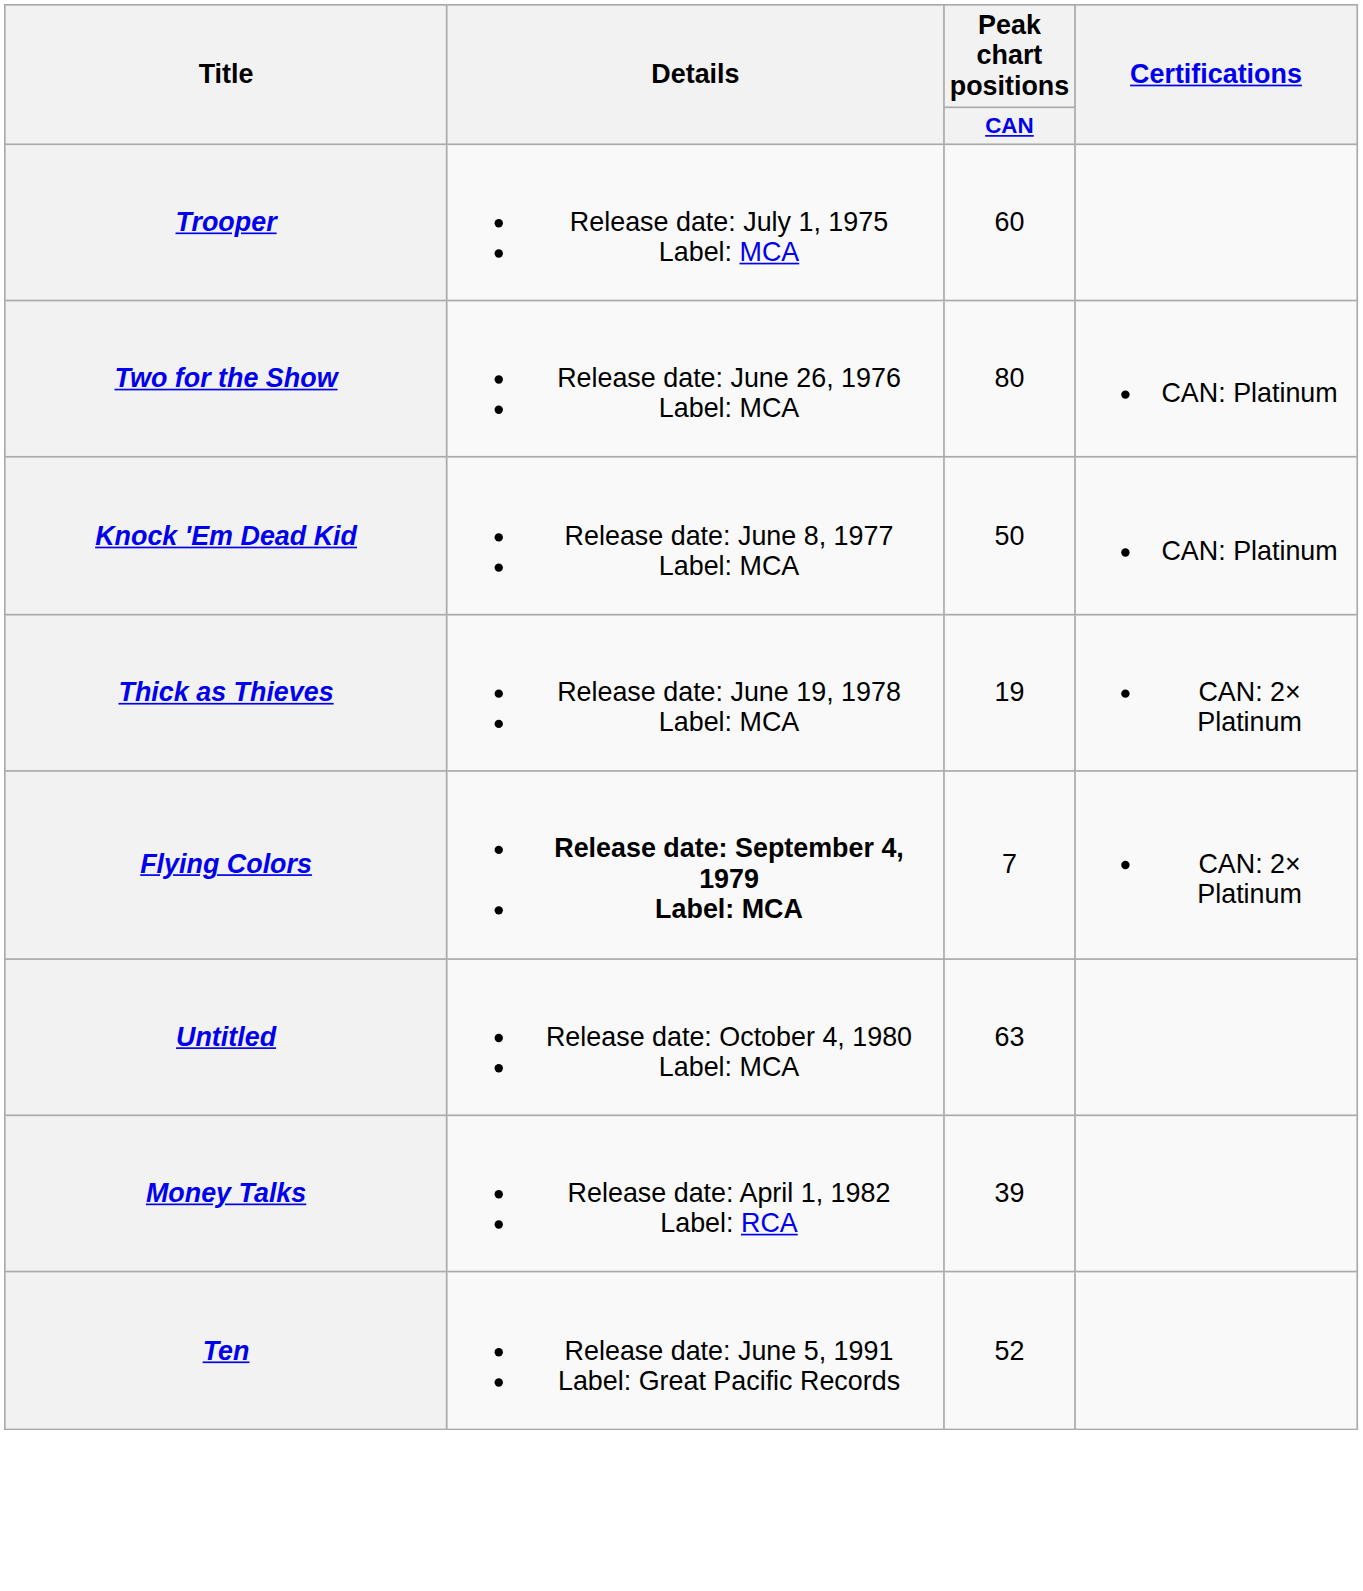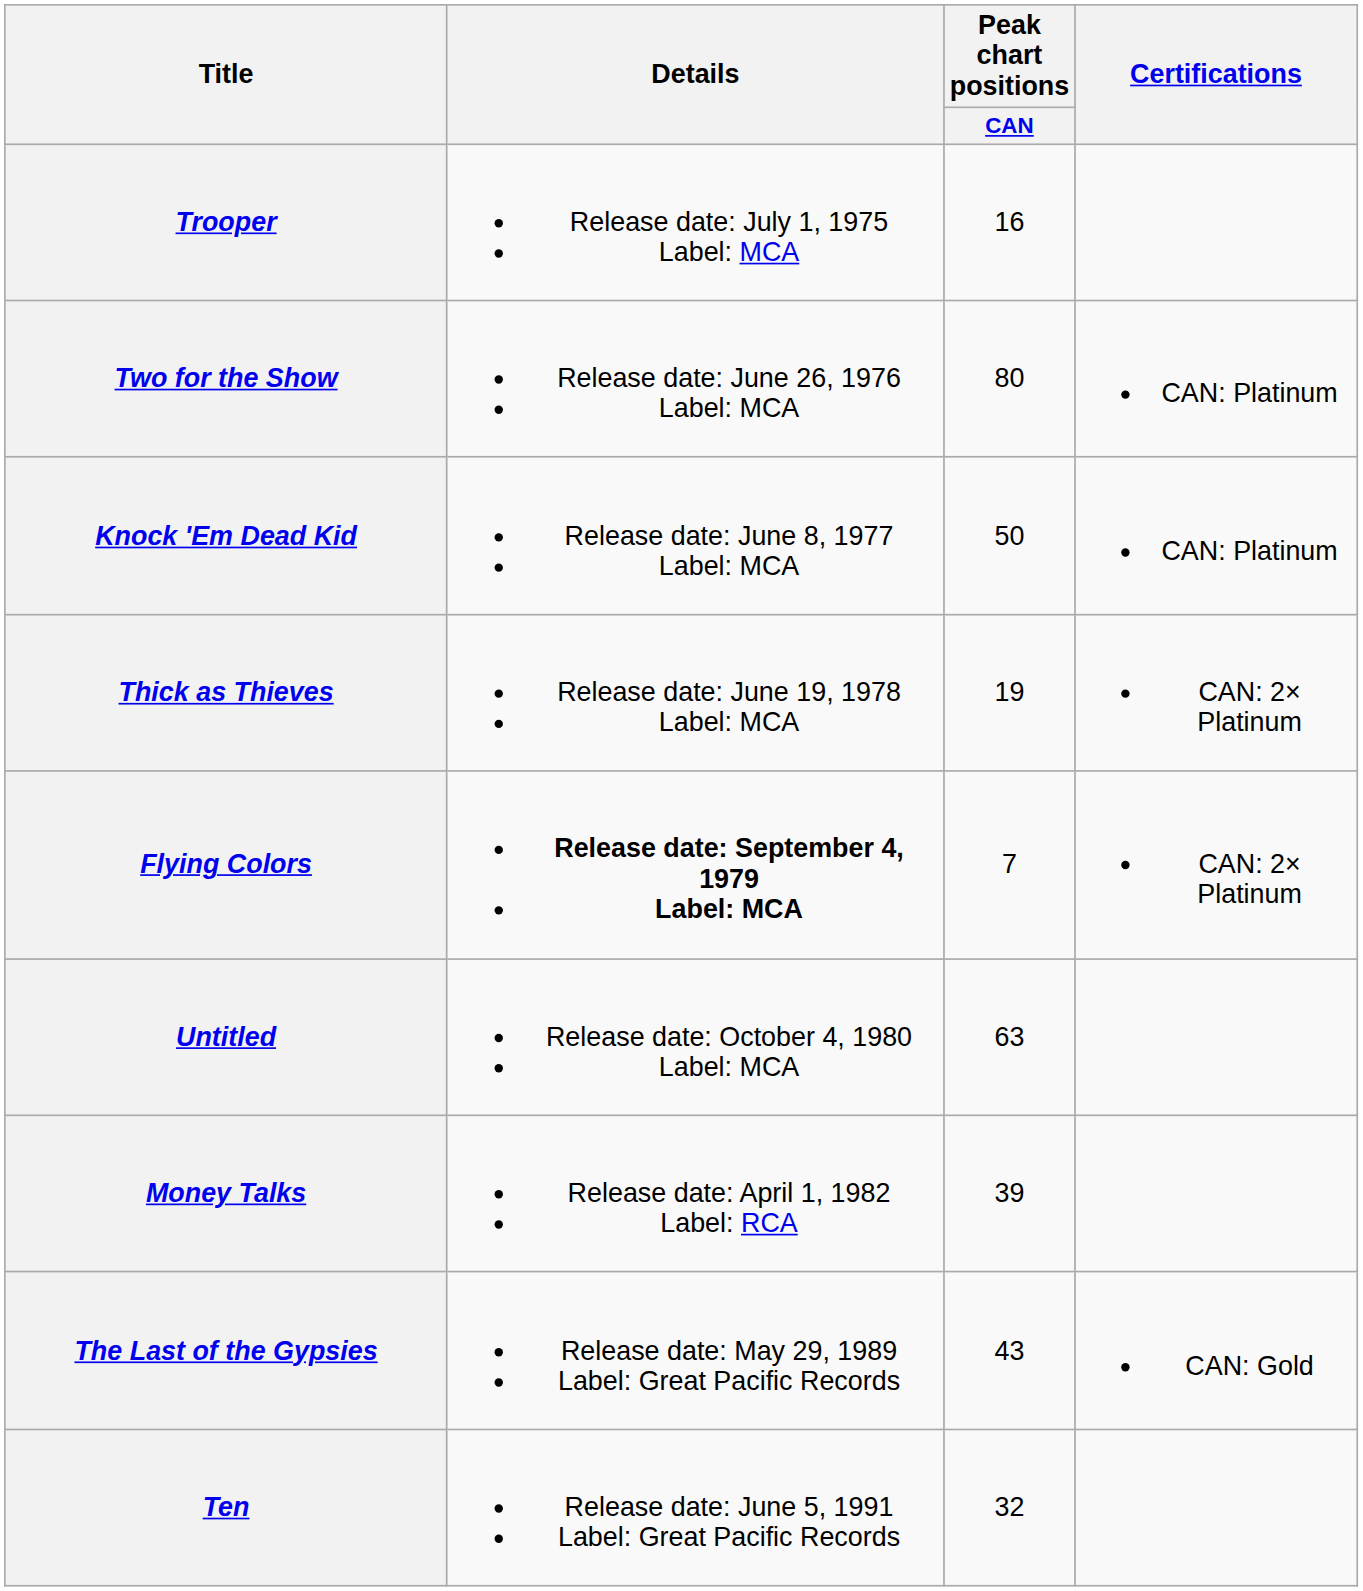(1009, 221) 60 -> (1009, 221) 16
+ row: (226, 1350)
(1009, 1350) 52 -> (1009, 1507) 32
